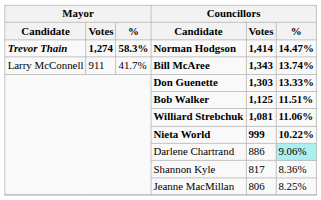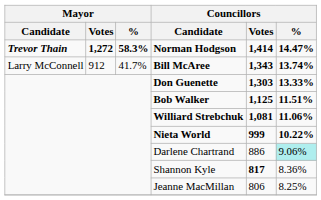(101, 48) 1,274 -> (101, 48) 1,272
(96, 65) 911 -> (97, 65) 912
(257, 169) normal -> (257, 169) bold
